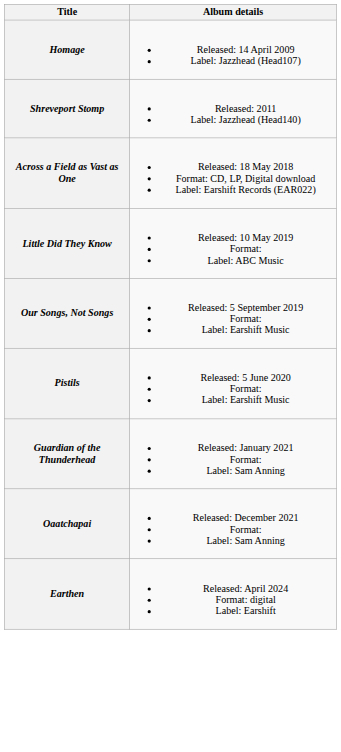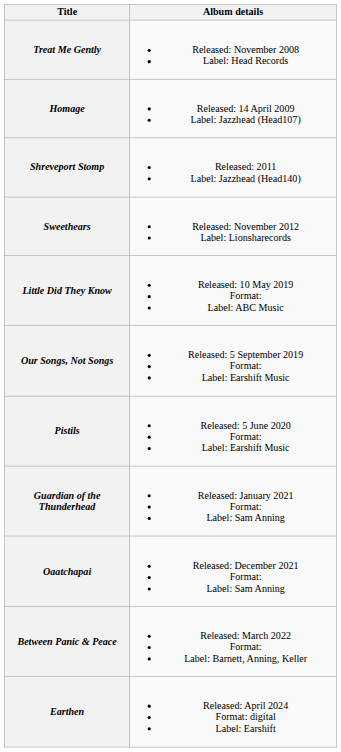+ row: (67, 49)
+ row: (67, 226)
- row: (67, 173)
+ row: (67, 641)
